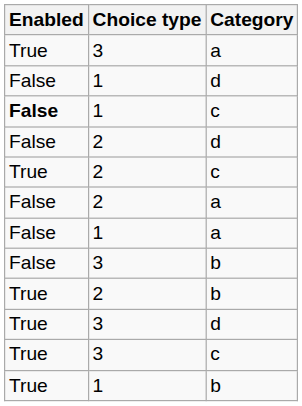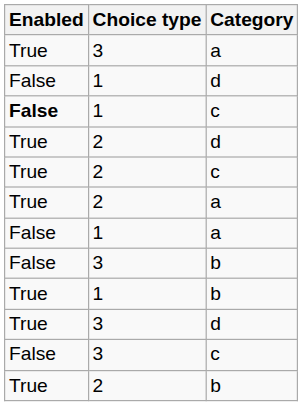(33, 141) False -> (28, 141) True
(33, 202) False -> (28, 202) True
rows swapped: (98, 293) <-> (98, 385)
(28, 354) True -> (33, 354) False
